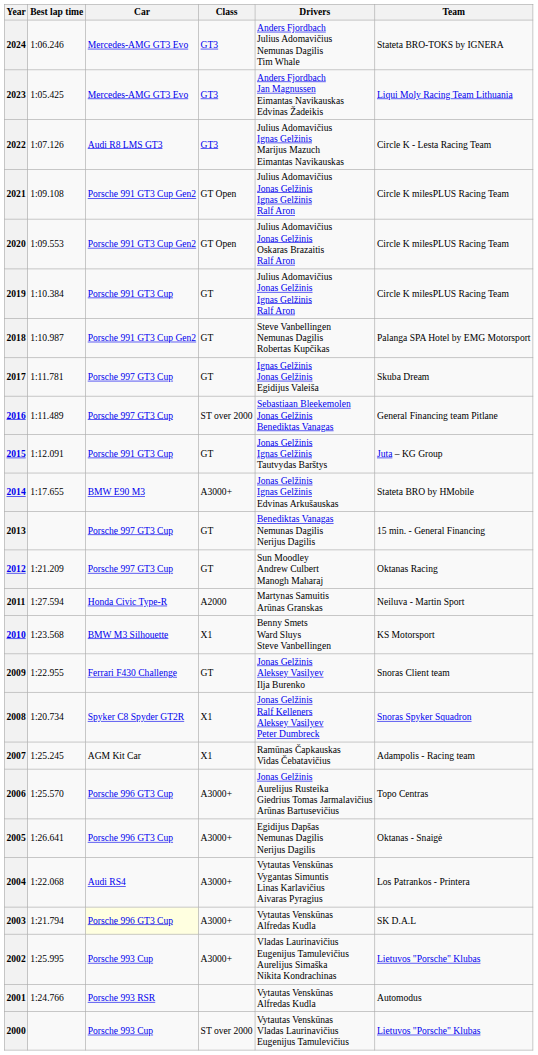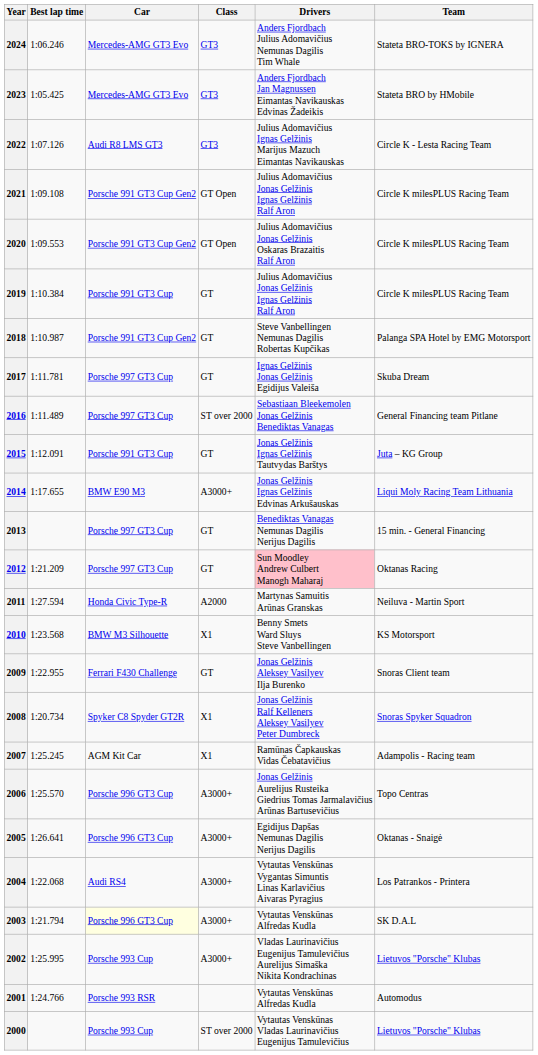(445, 95) Liqui Moly Racing Team Lithuania -> (425, 95) Stateta BRO by HMobile
(425, 492) Stateta BRO by HMobile -> (445, 492) Liqui Moly Racing Team Lithuania
(290, 569) no background -> (290, 569) pink background
